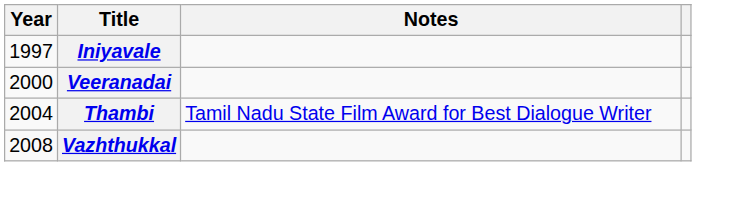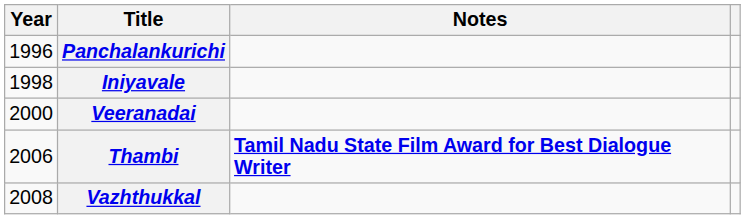+ row: (143, 51)
(31, 51) 1997 -> (31, 82) 1998
(31, 113) 2004 -> (31, 156) 2006
(418, 113) normal -> (453, 156) bold
